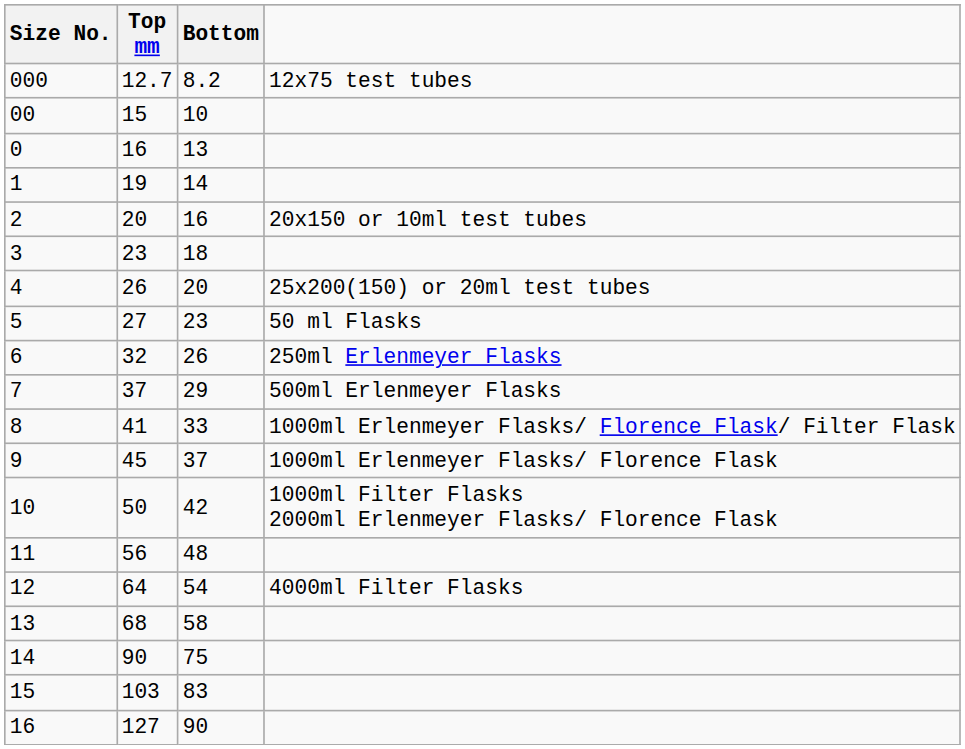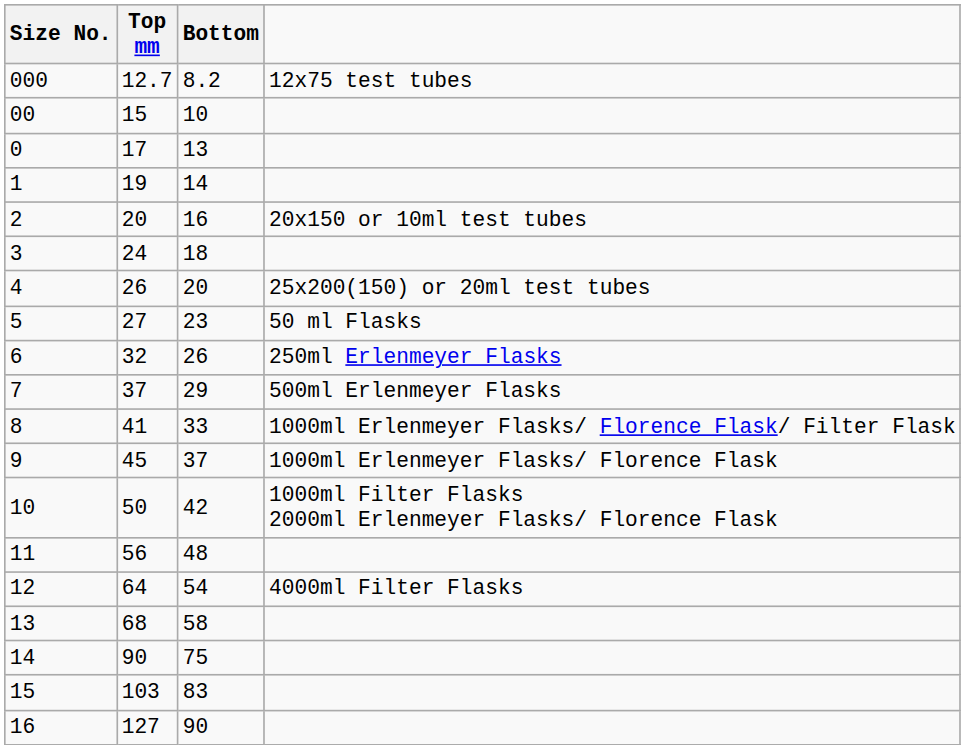(134, 150) 16 -> (134, 150) 17
(134, 254) 23 -> (134, 254) 24
